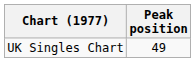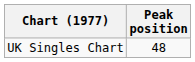(159, 48) 49 -> (159, 48) 48
